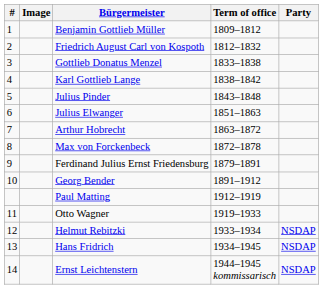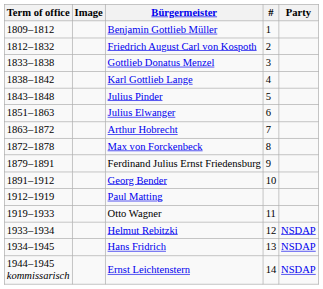columns swapped: (12, 12) <-> (245, 12)
